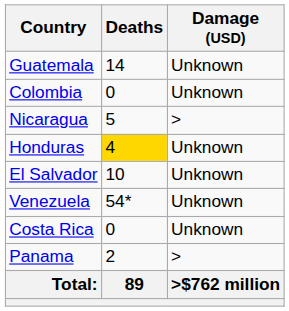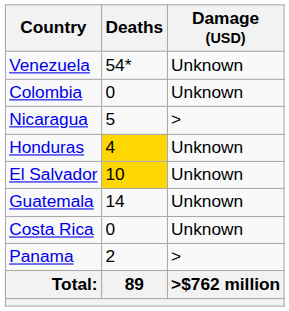rows swapped: (50, 202) <-> (51, 65)
(115, 174) no background -> (115, 174) gold background
